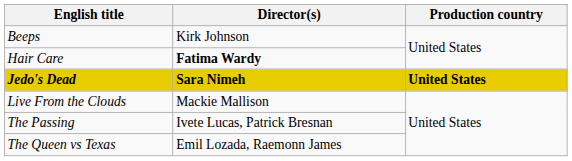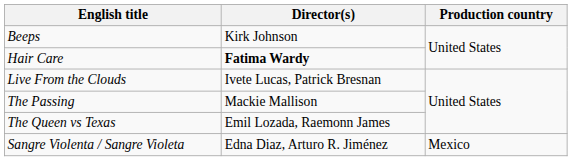- row: (42, 79)
(223, 101) Mackie Mallison -> (303, 79) Ivete Lucas, Patrick Bresnan
(254, 123) Ivete Lucas, Patrick Bresnan -> (271, 101) Mackie Mallison
+ row: (96, 144)
